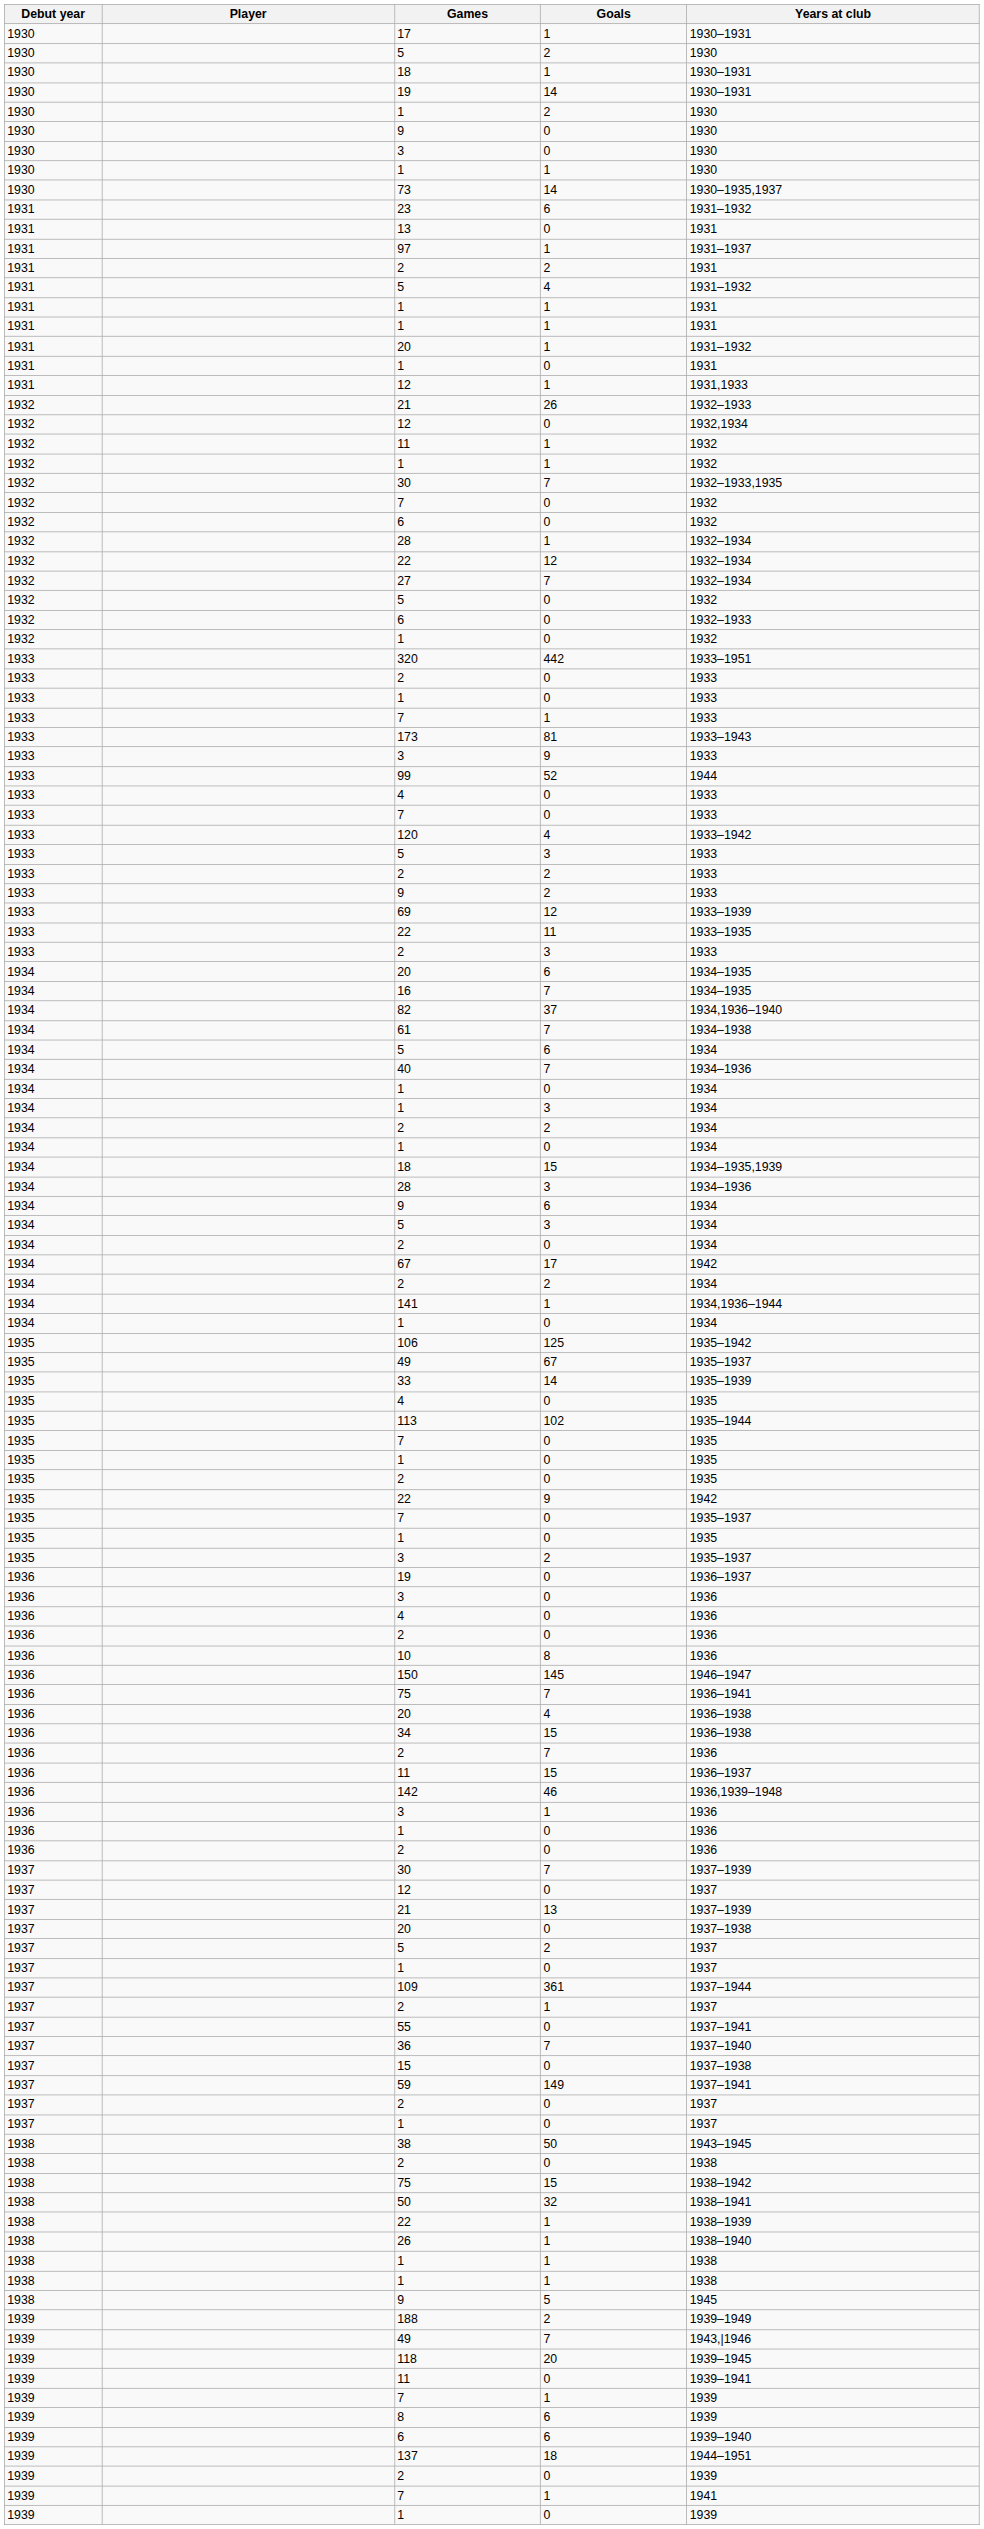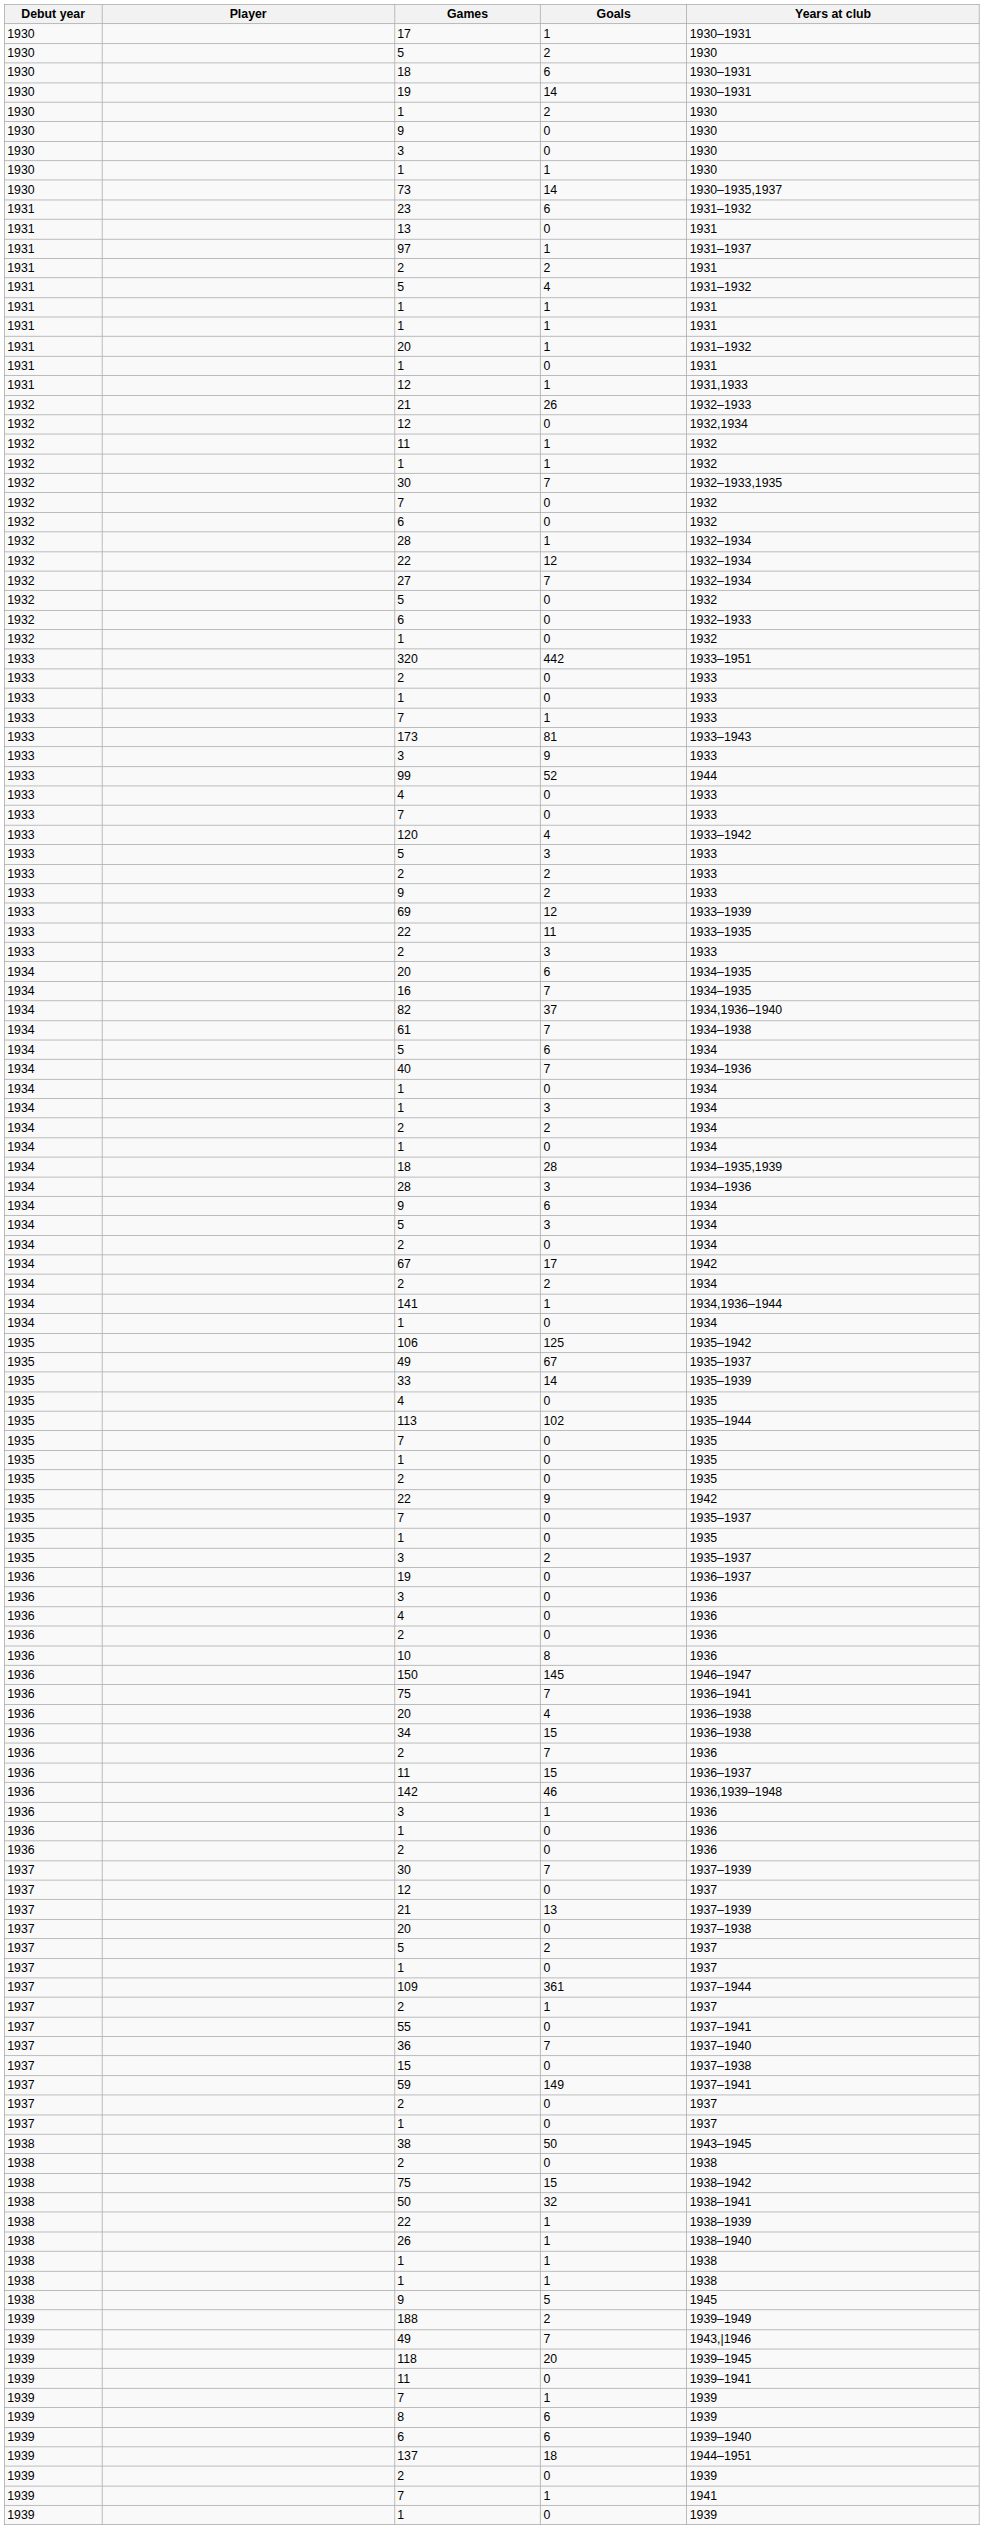(547, 72) 1 -> (547, 72) 6
(550, 1167) 15 -> (550, 1167) 28
